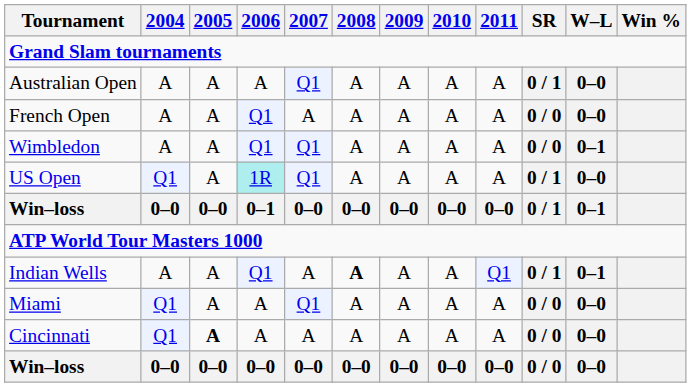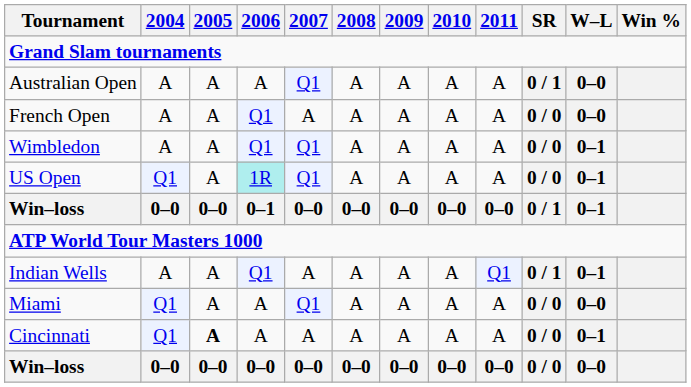(544, 177) 0 / 1 -> (544, 177) 0 / 0
(591, 177) 0–0 -> (591, 177) 0–1
(356, 271) bold -> (356, 271) normal
(591, 334) 0–0 -> (591, 334) 0–1
